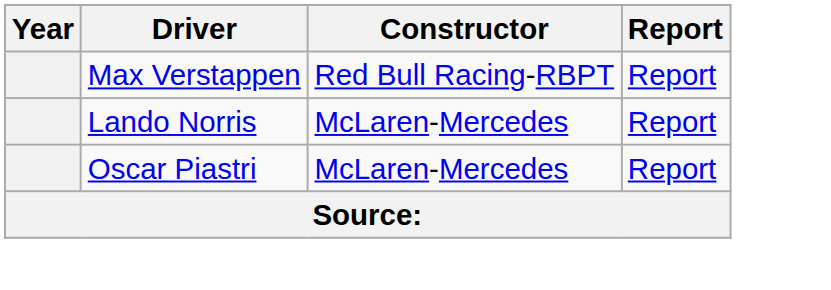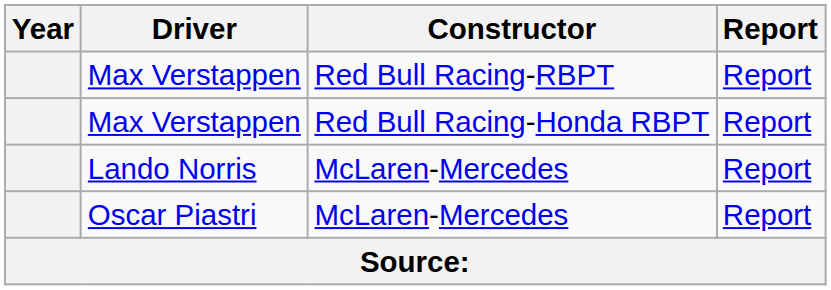+ row: (194, 122)
